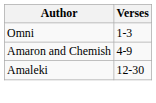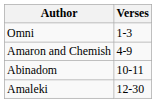+ row: (32, 70)
